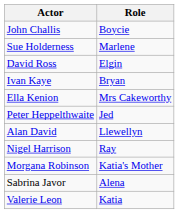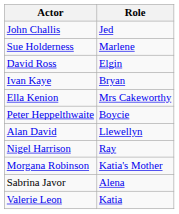(114, 30) Boycie -> (106, 30) Jed
(106, 115) Jed -> (114, 115) Boycie
